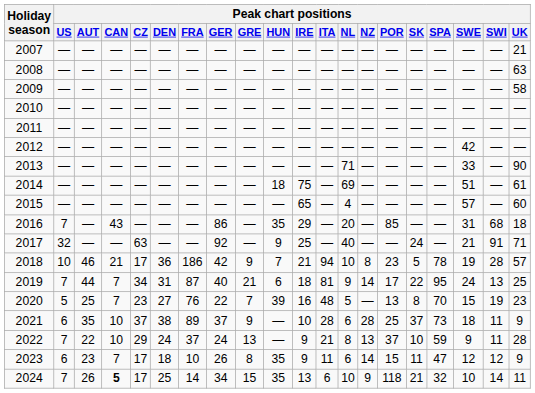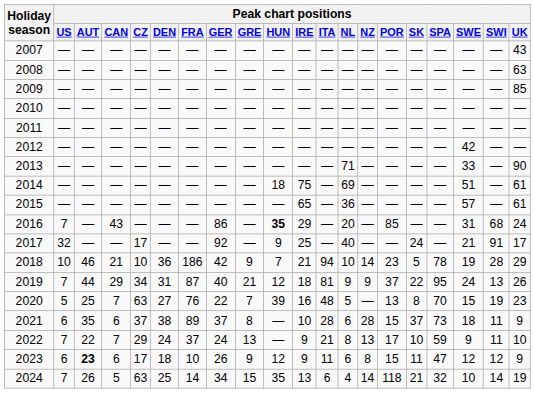(520, 50) 21 -> (520, 50) 43
(520, 89) 58 -> (520, 89) 85
(348, 204) 4 -> (348, 204) 36
(520, 204) 60 -> (520, 204) 61
(278, 224) normal -> (278, 224) bold
(520, 224) 18 -> (520, 224) 24
(141, 243) 63 -> (141, 243) 17
(520, 243) 71 -> (520, 243) 17
(141, 262) 17 -> (141, 262) 10
(368, 262) 8 -> (368, 262) 14
(520, 262) 57 -> (520, 262) 29
(116, 282) 7 -> (116, 282) 29
(278, 282) 6 -> (278, 282) 12
(368, 282) 14 -> (368, 282) 9
(392, 282) 17 -> (392, 282) 37
(520, 282) 25 -> (520, 282) 26
(141, 301) 23 -> (141, 301) 63
(116, 320) 10 -> (116, 320) 6
(249, 320) 9 -> (249, 320) 8
(392, 320) 25 -> (392, 320) 15
(116, 339) 10 -> (116, 339) 7
(392, 339) 37 -> (392, 339) 17
(520, 339) 28 -> (520, 339) 10
(88, 359) normal -> (88, 359) bold
(116, 359) 7 -> (116, 359) 6
(249, 359) 8 -> (249, 359) 9
(278, 359) 35 -> (278, 359) 12
(368, 359) 14 -> (368, 359) 8
(116, 378) bold -> (116, 378) normal
(141, 378) 17 -> (141, 378) 63
(348, 378) 10 -> (348, 378) 4
(368, 378) 9 -> (368, 378) 14
(520, 378) 11 -> (520, 378) 19
